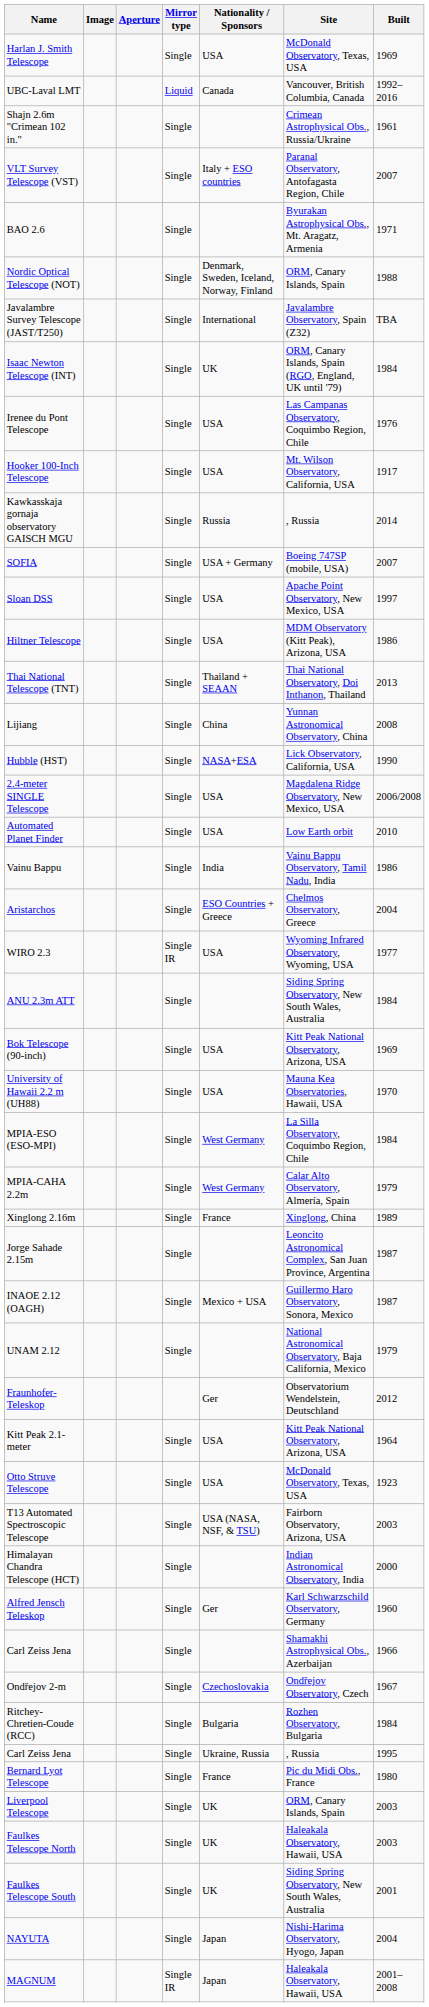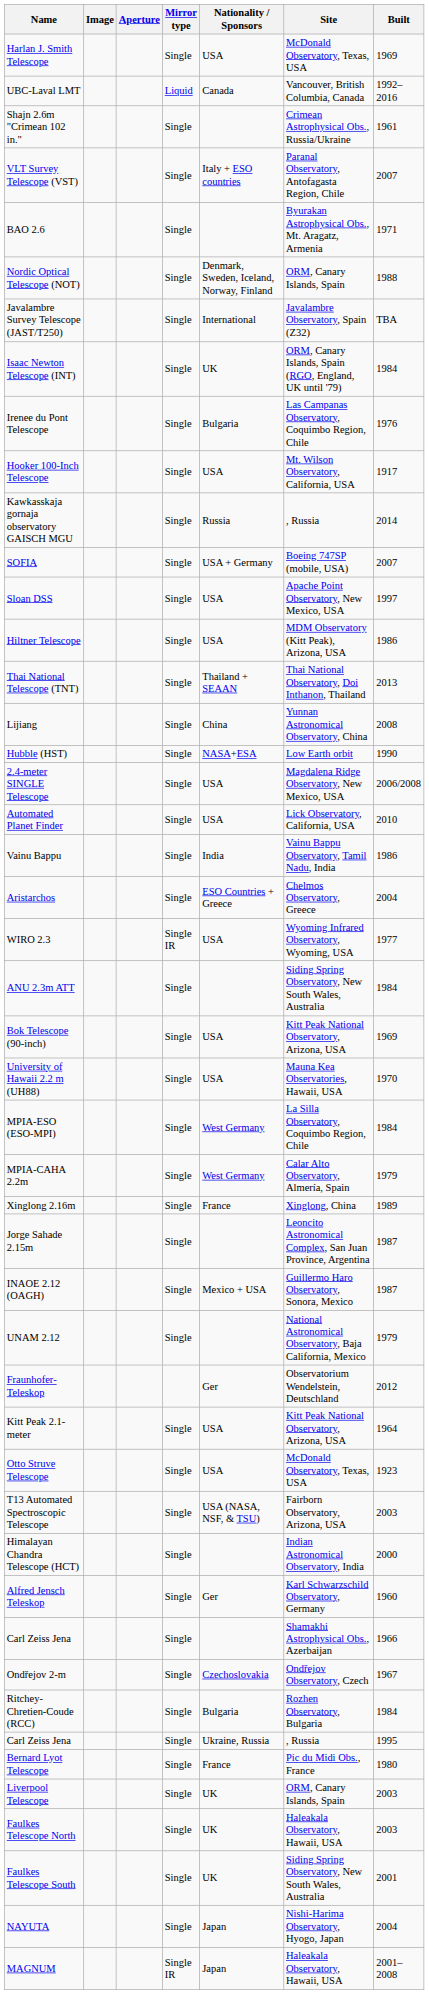(213, 423) USA -> (220, 423) Bulgaria
(324, 760) Lick Observatory, California, USA -> (320, 754) Low Earth orbit
(320, 832) Low Earth orbit -> (324, 820) Lick Observatory, California, USA
